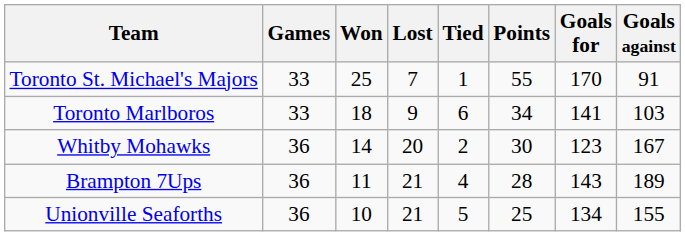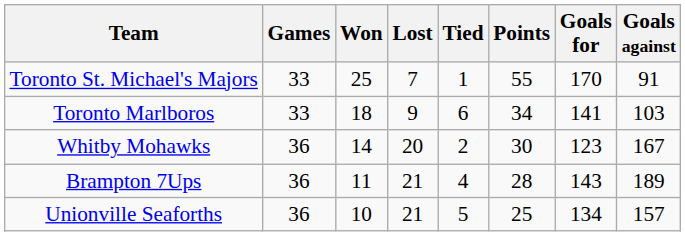(649, 214) 155 -> (649, 214) 157
